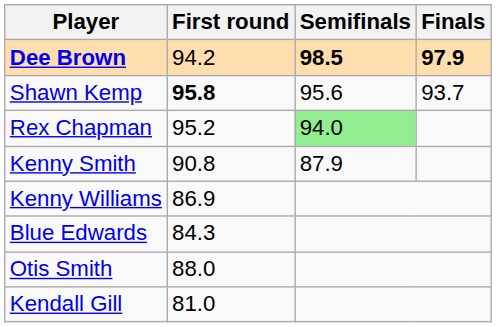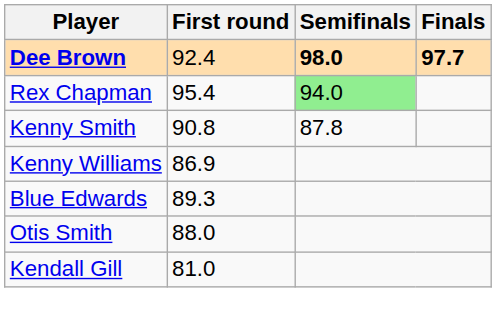(194, 57) 94.2 -> (194, 57) 92.4
(321, 57) 98.5 -> (321, 57) 98.0
(443, 57) 97.9 -> (443, 57) 97.7
- row: (76, 92)
(194, 127) 95.2 -> (194, 92) 95.4
(321, 163) 87.9 -> (321, 127) 87.8
(194, 233) 84.3 -> (194, 198) 89.3
